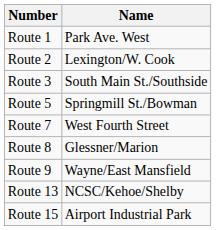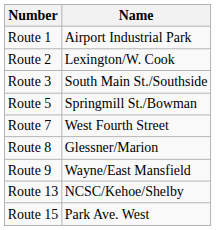(107, 37) Park Ave. West -> (128, 37) Airport Industrial Park
(128, 214) Airport Industrial Park -> (107, 214) Park Ave. West
